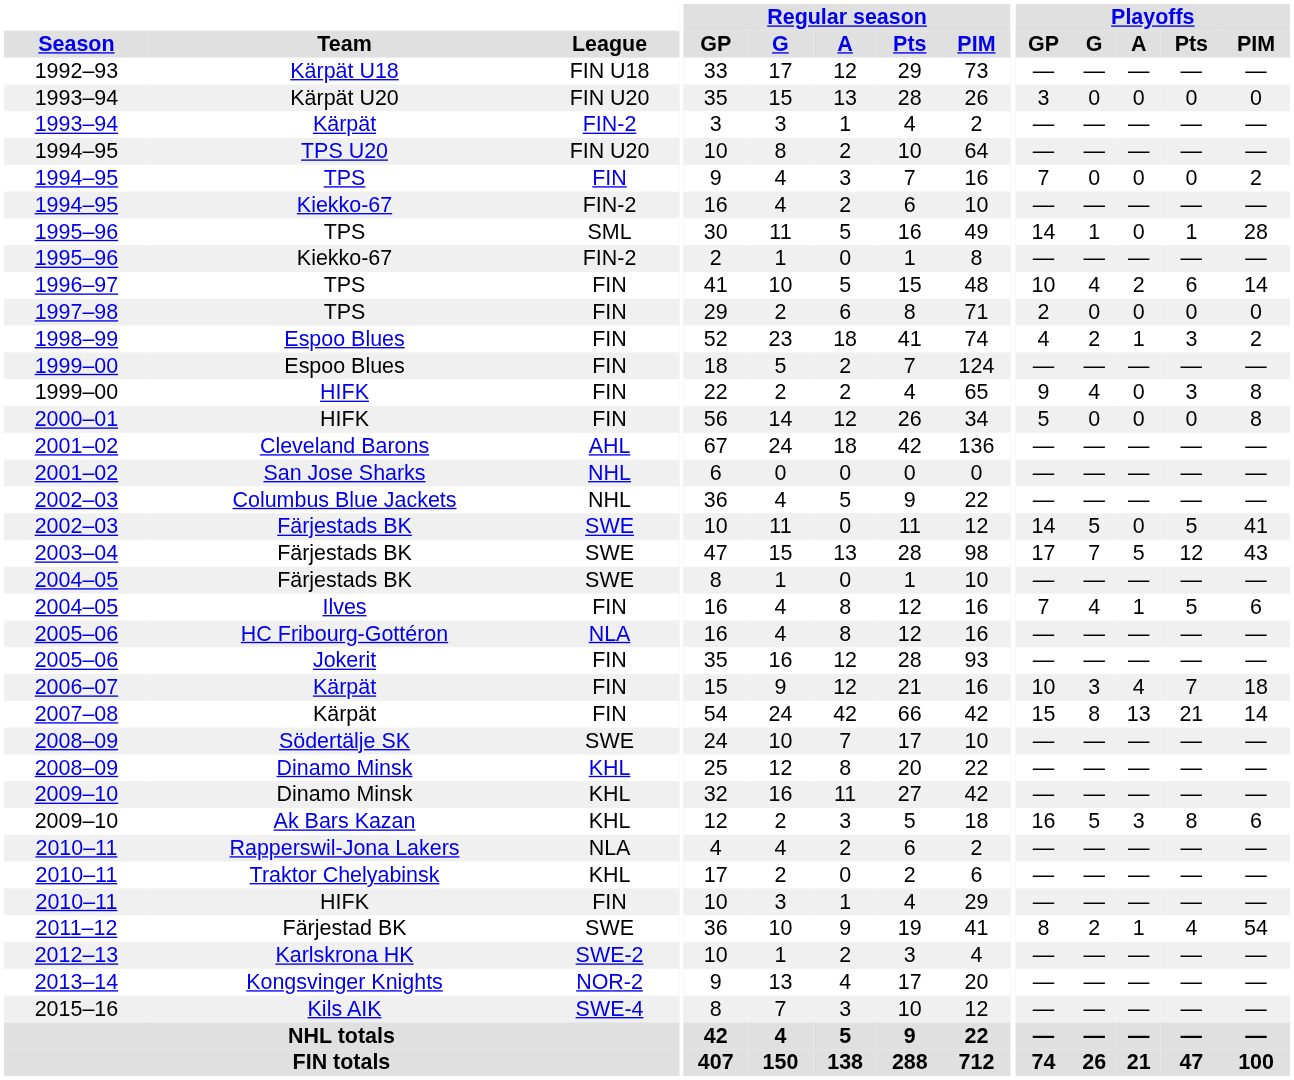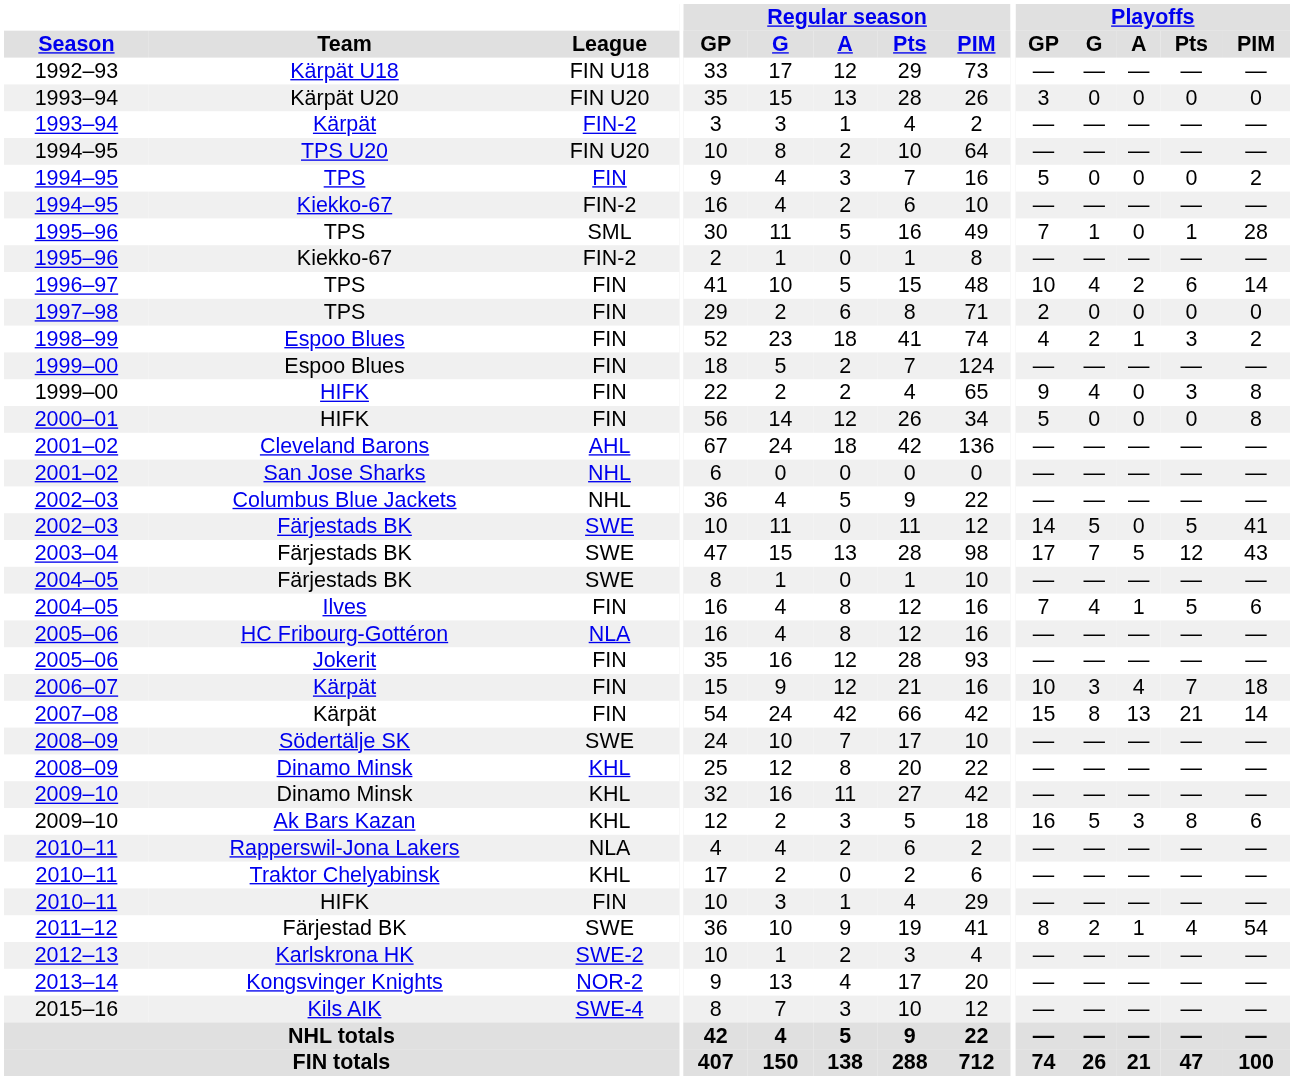(1044, 178) 7 -> (1044, 178) 5
(1044, 231) 14 -> (1044, 231) 7
